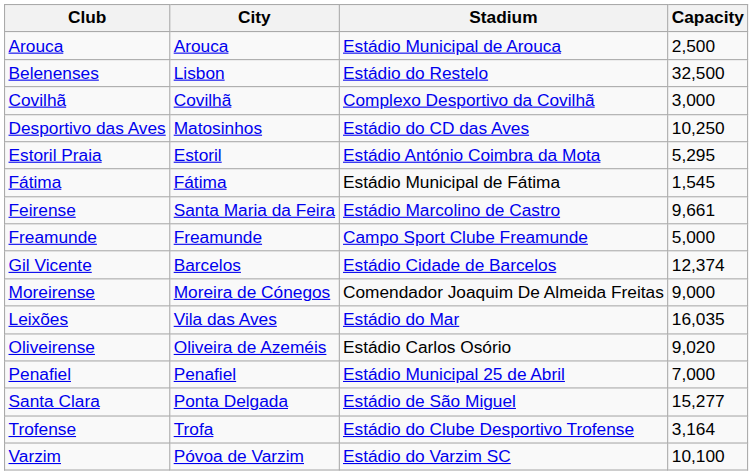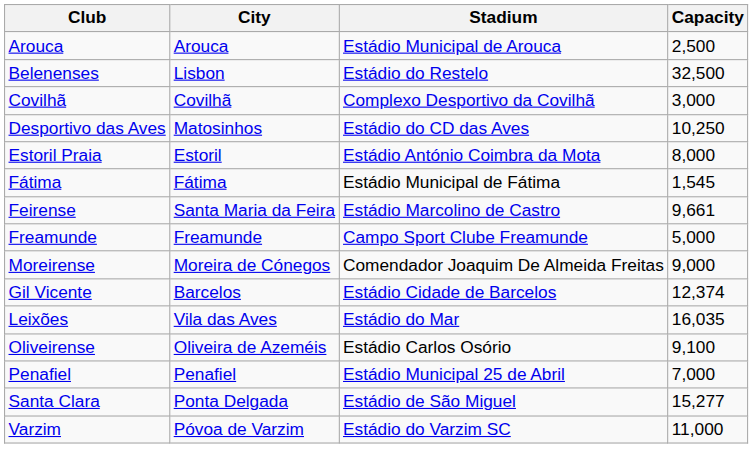(693, 155) 5,295 -> (693, 155) 8,000
rows swapped: (50, 264) <-> (52, 292)
(693, 347) 9,020 -> (693, 347) 9,100
- row: (42, 429)
(698, 456) 10,100 -> (698, 429) 11,000
